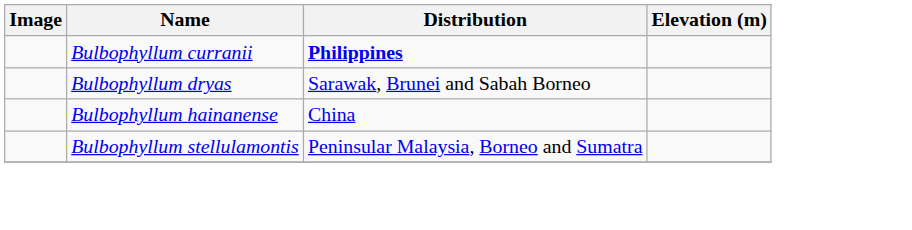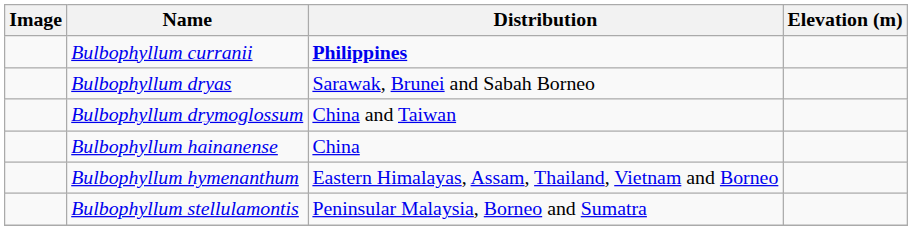+ row: (187, 114)
+ row: (185, 177)
